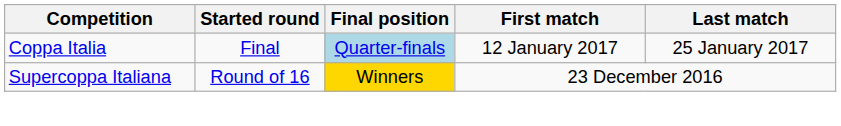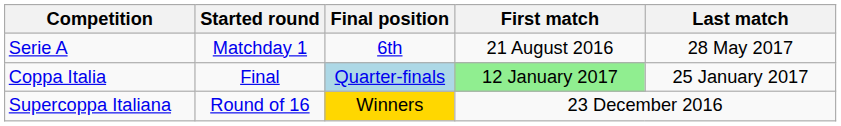+ row: (38, 47)
(550, 47) no background -> (550, 76) lightgreen background
